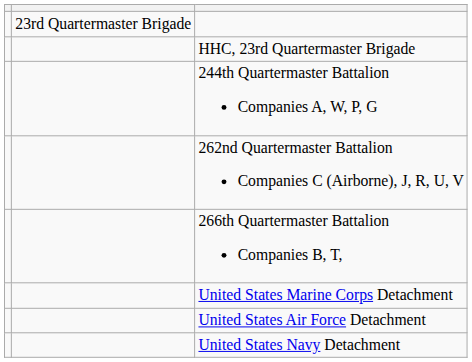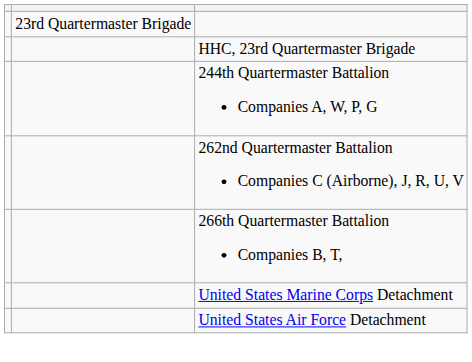- row: (299, 345)
